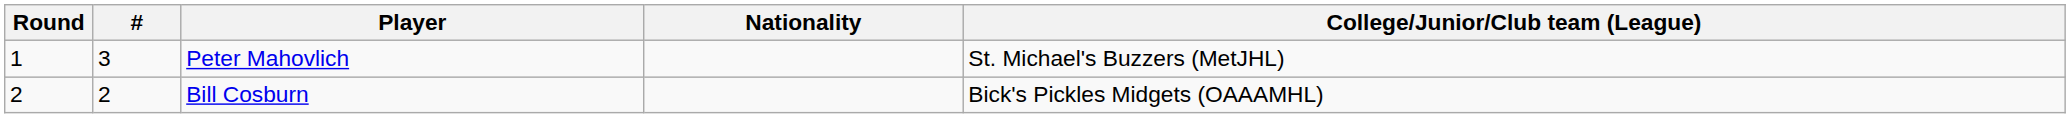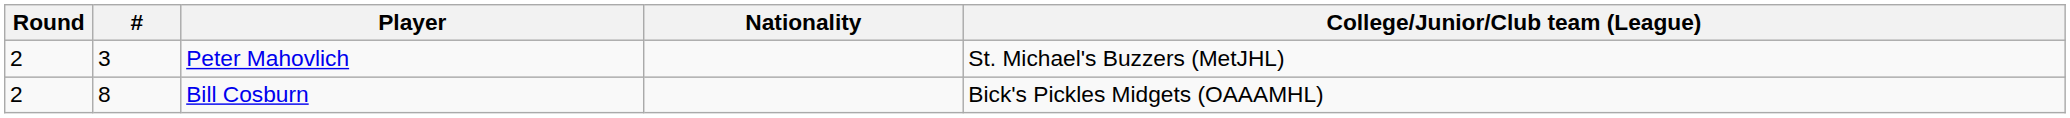(16, 58) 1 -> (16, 58) 2
(104, 94) 2 -> (104, 94) 8
